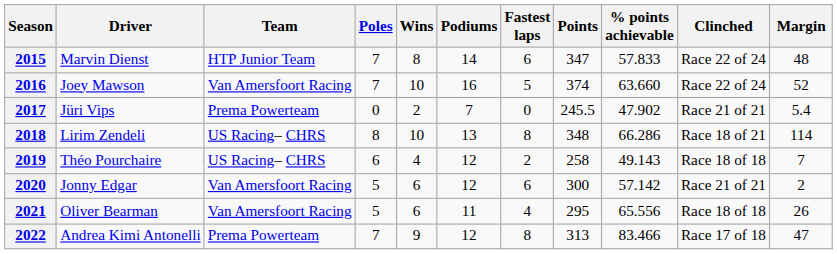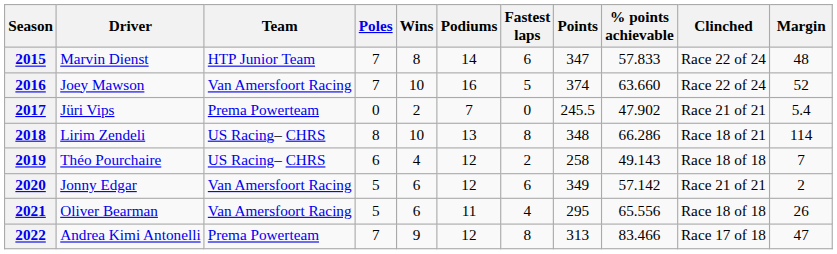(578, 185) 300 -> (578, 185) 349
